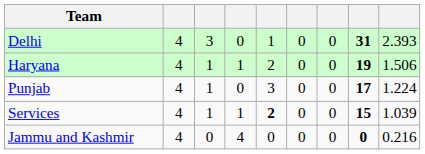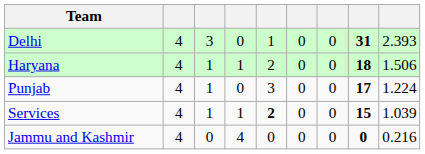(363, 64) 19 -> (363, 64) 18
